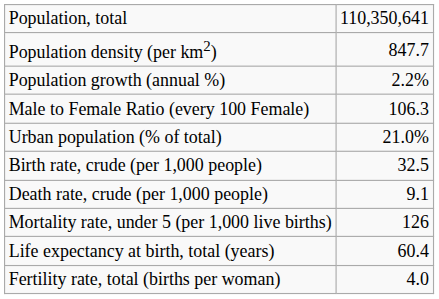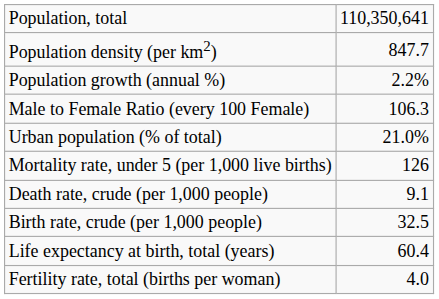rows swapped: (135, 165) <-> (170, 222)
